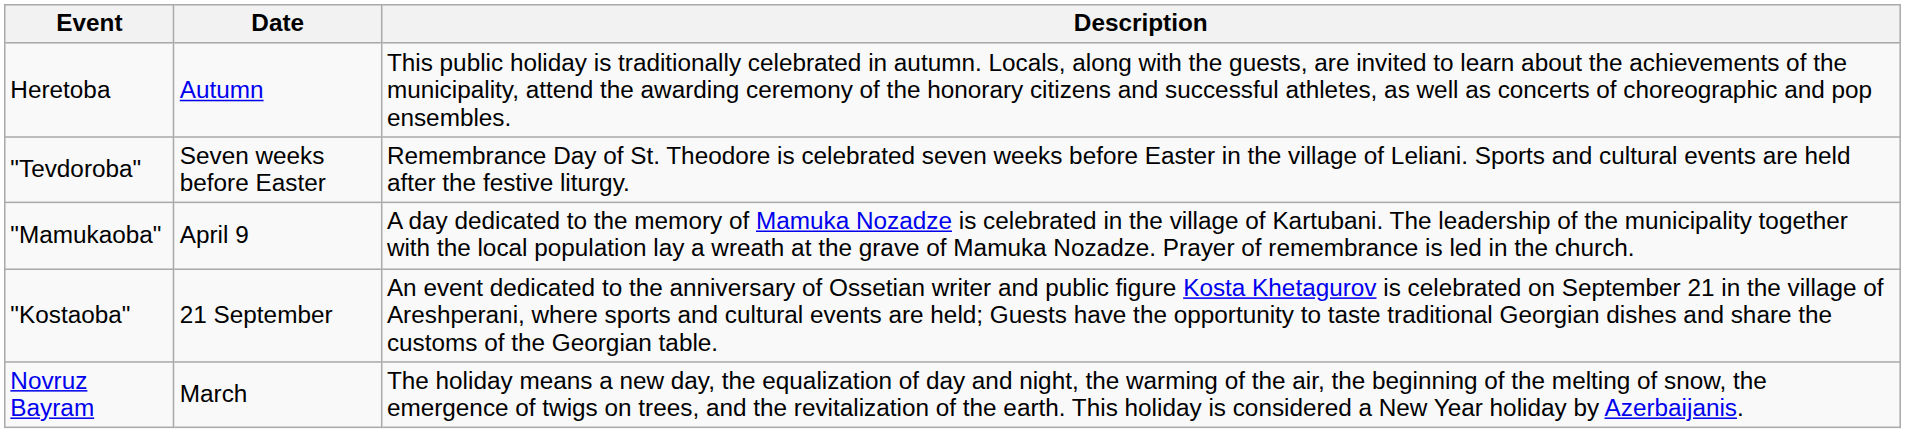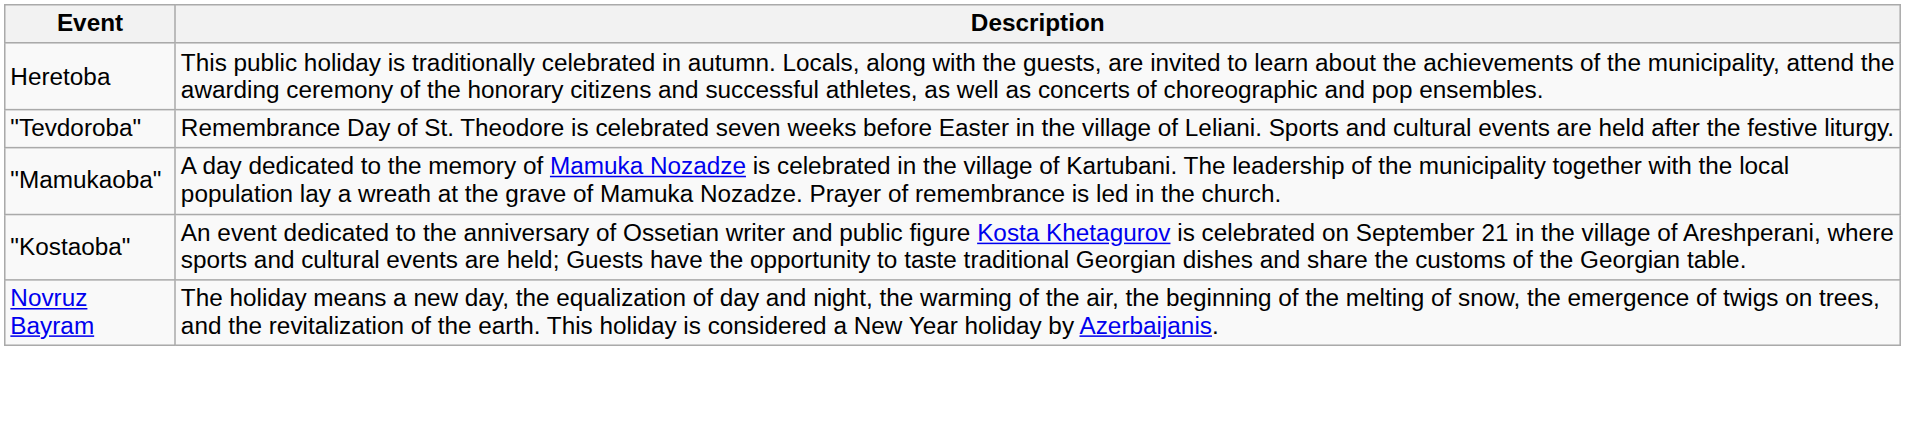- column: (278, 23)
